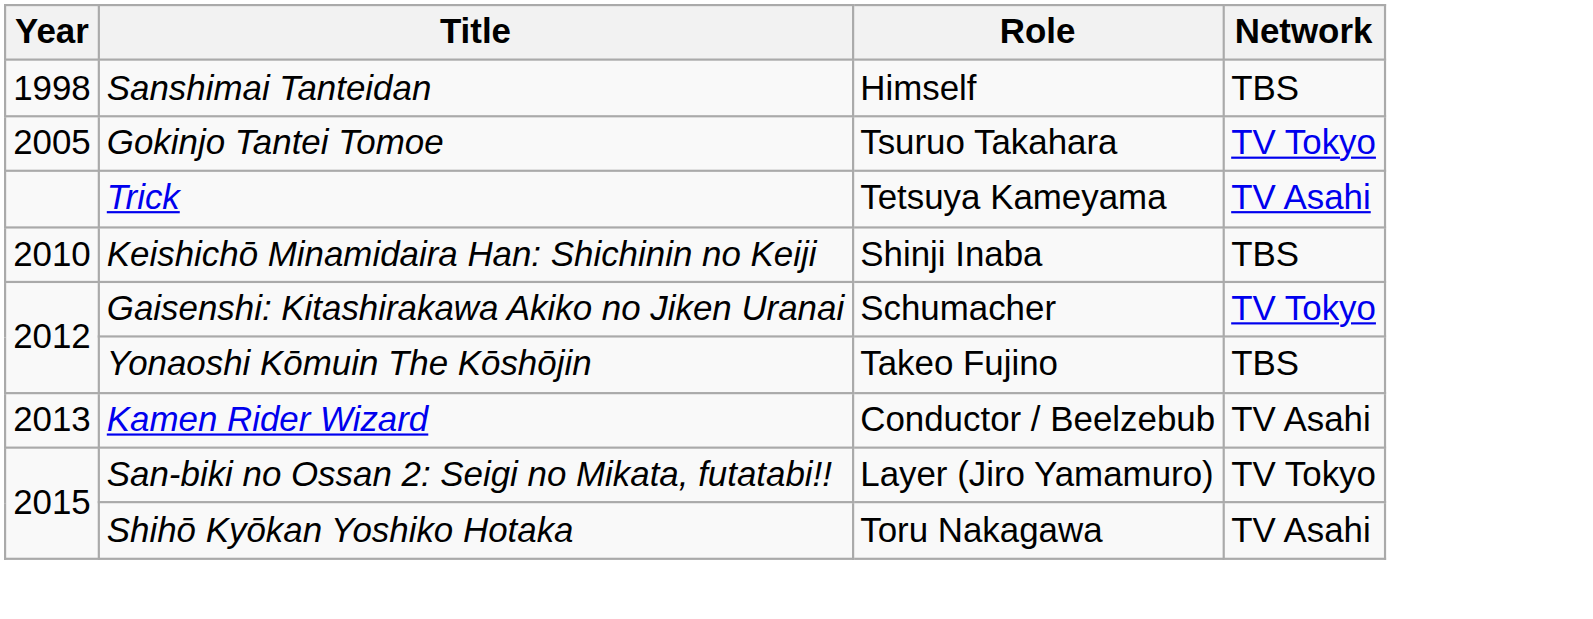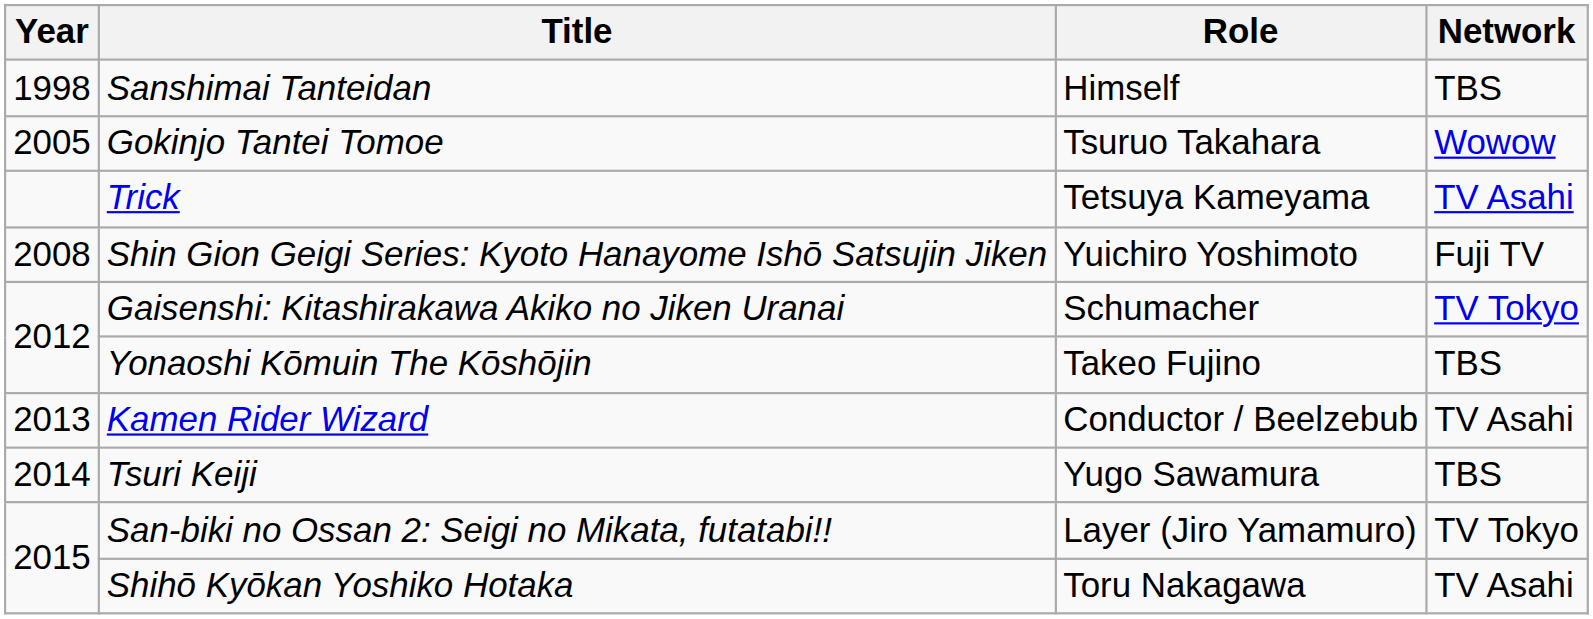(1304, 142) TV Tokyo -> (1495, 142) Wowow
+ row: (577, 253)
- row: (462, 253)
+ row: (182, 474)
